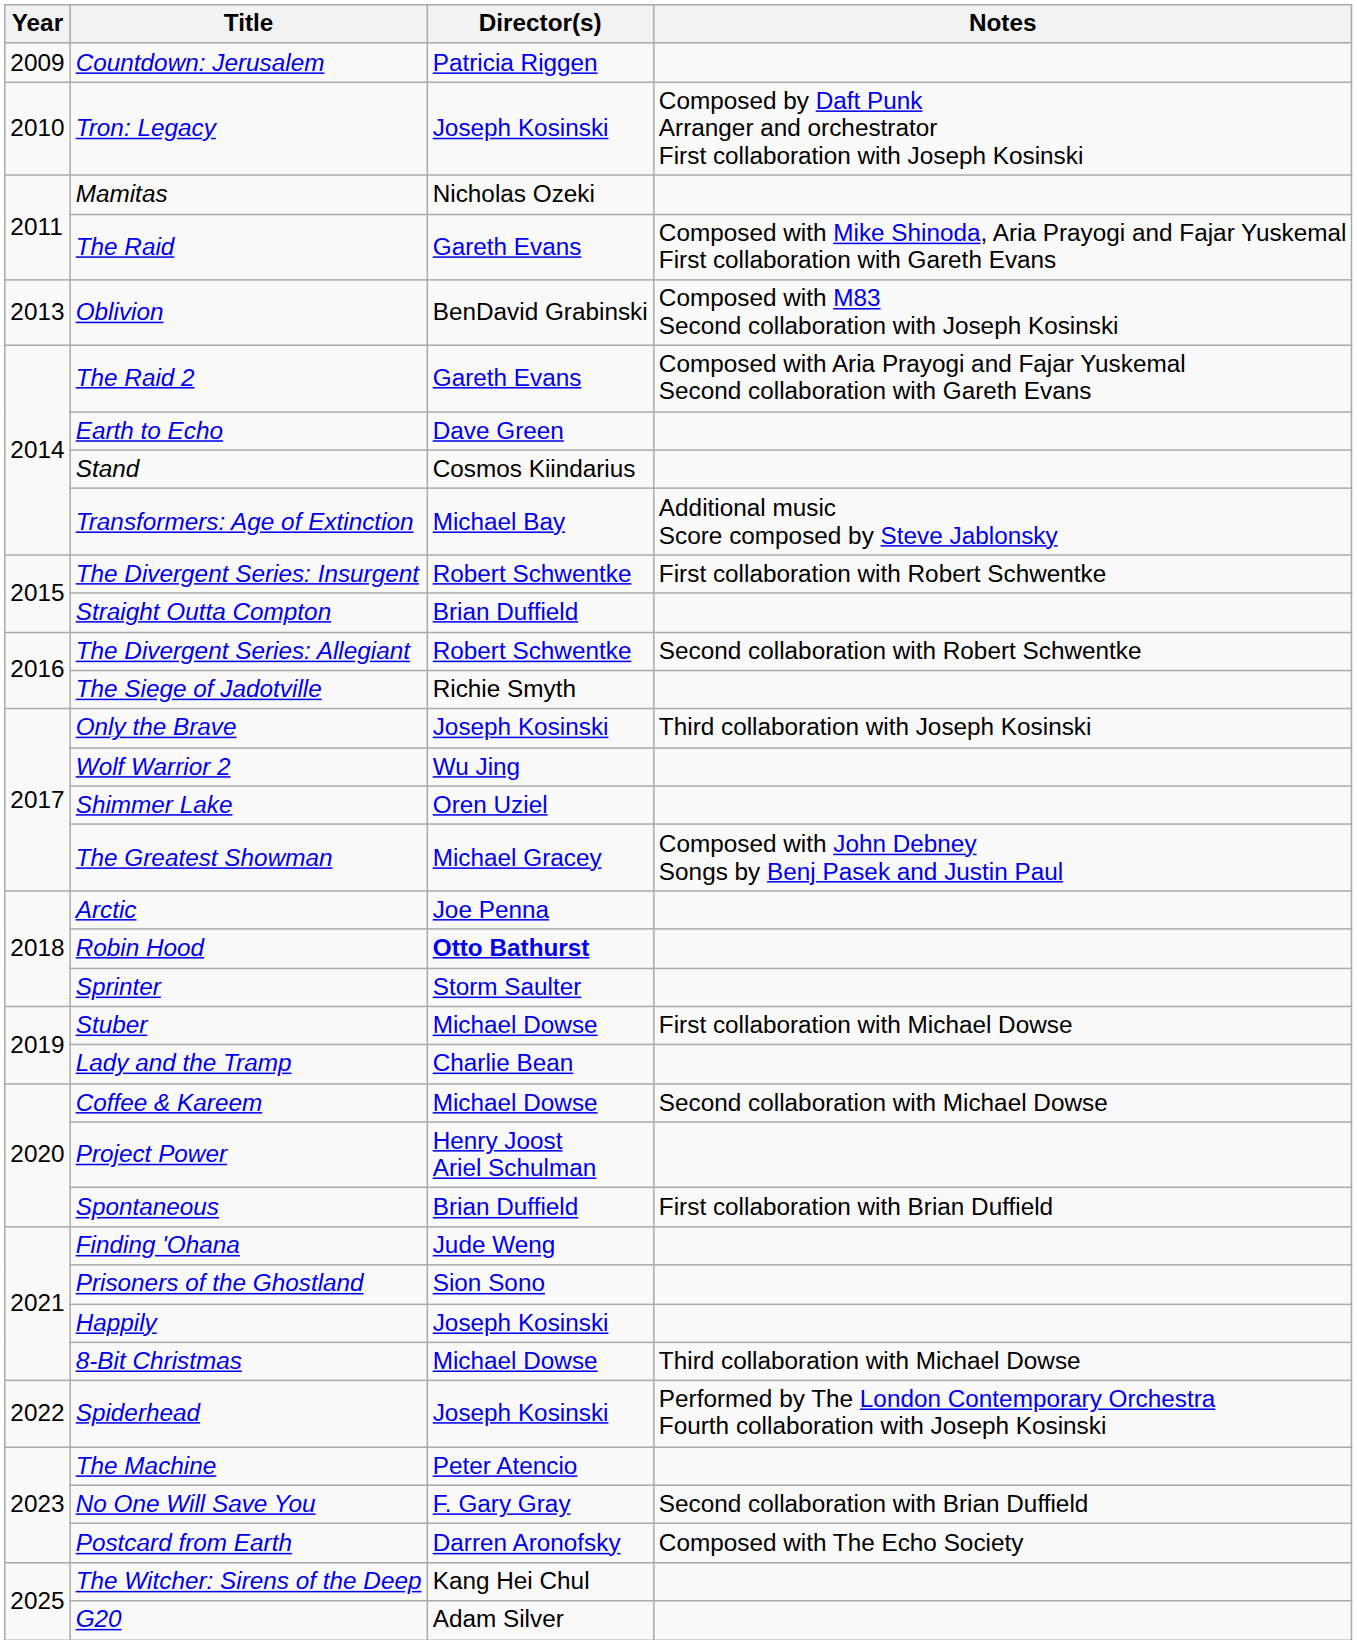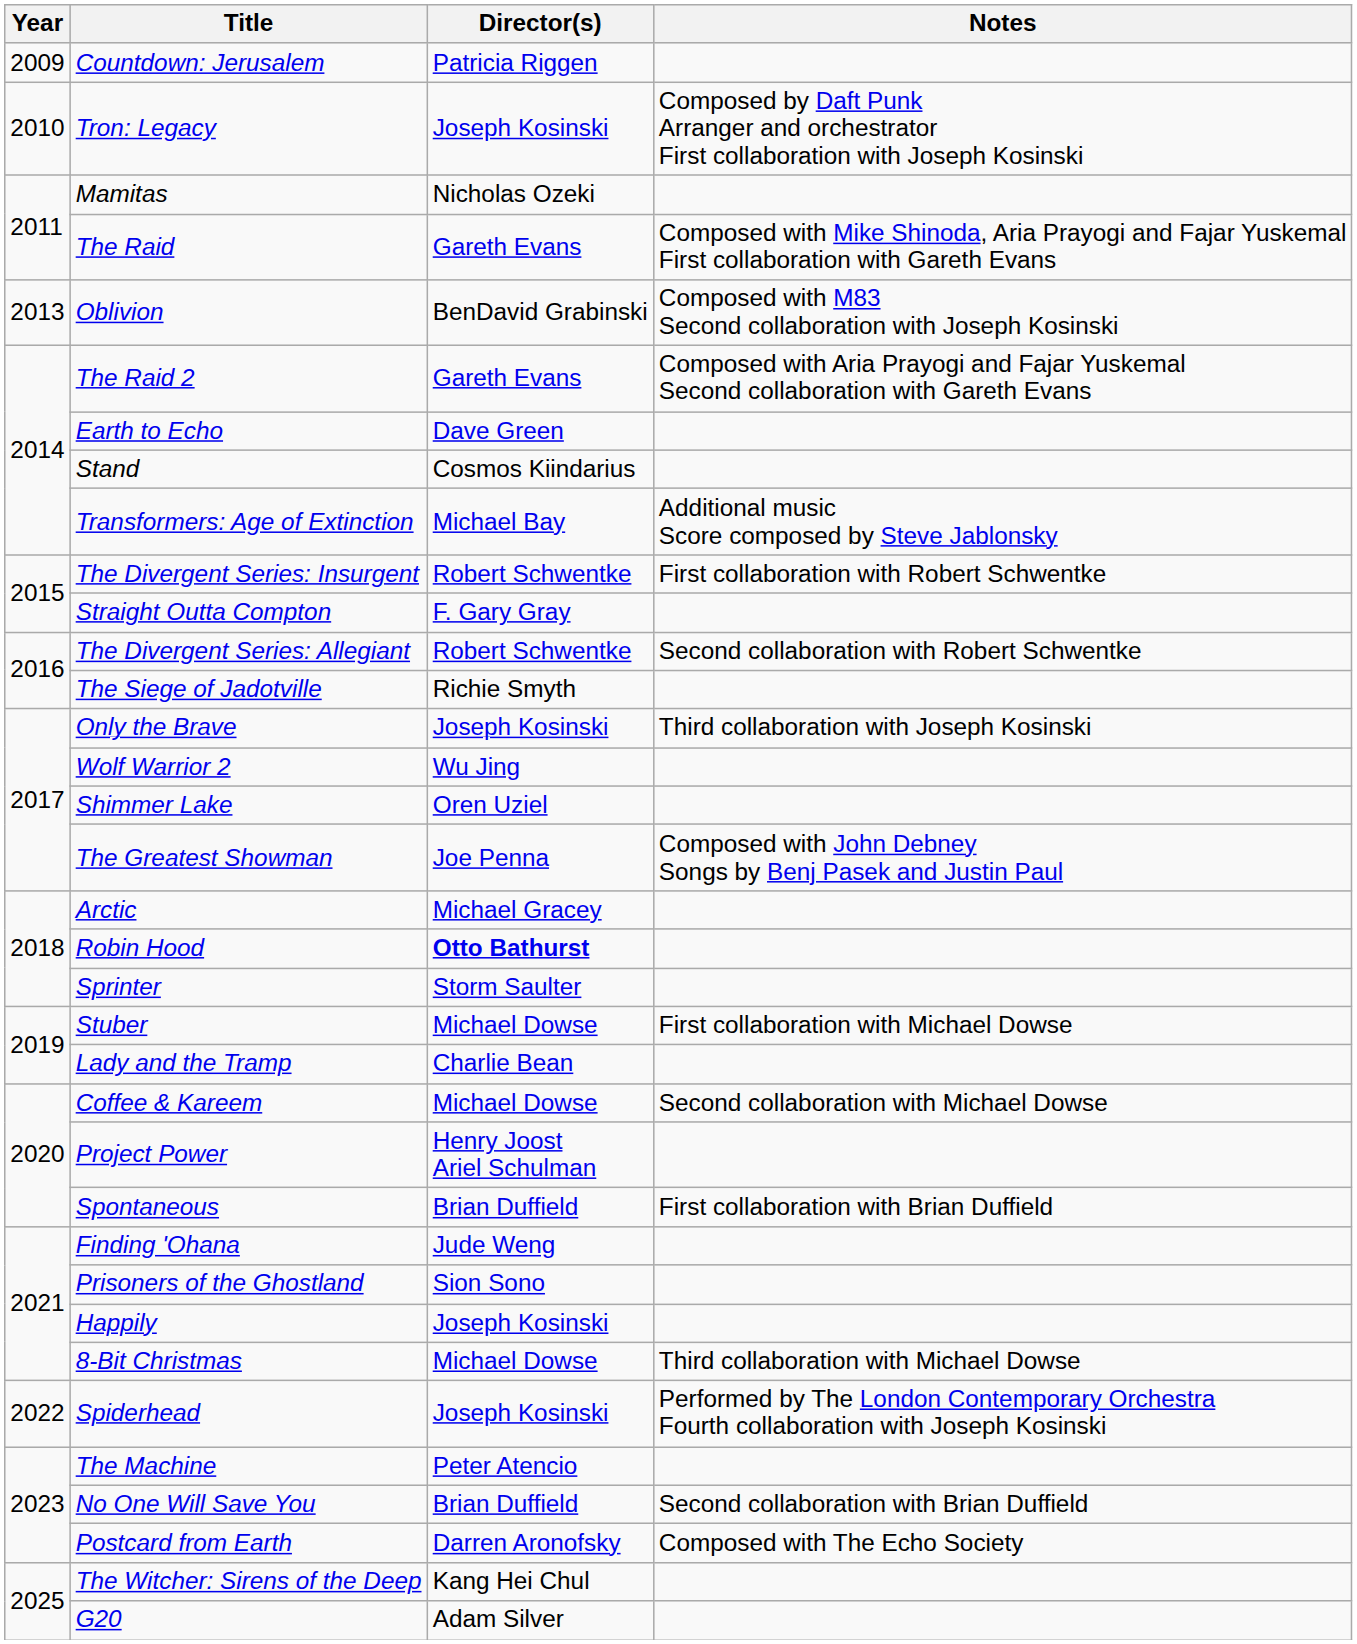(505, 612) Brian Duffield -> (502, 612) F. Gary Gray
(517, 857) Michael Gracey -> (491, 857) Joe Penna
(491, 909) Joe Penna -> (517, 909) Michael Gracey
(502, 1504) F. Gary Gray -> (505, 1504) Brian Duffield
